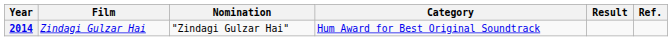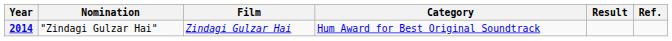columns swapped: (104, 12) <-> (242, 12)
